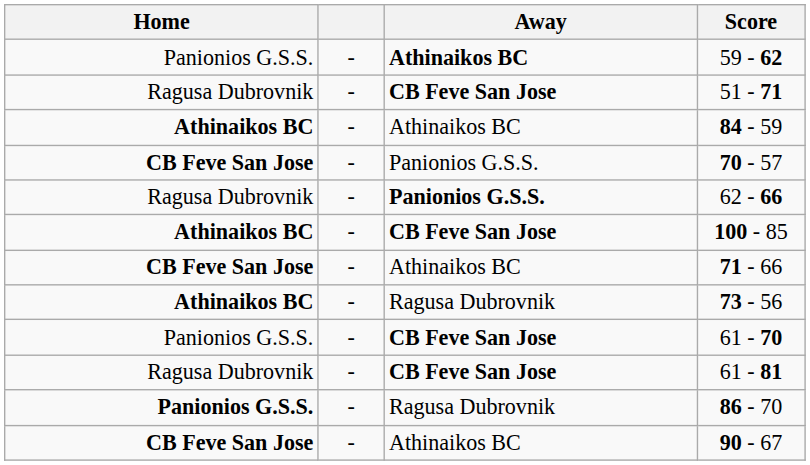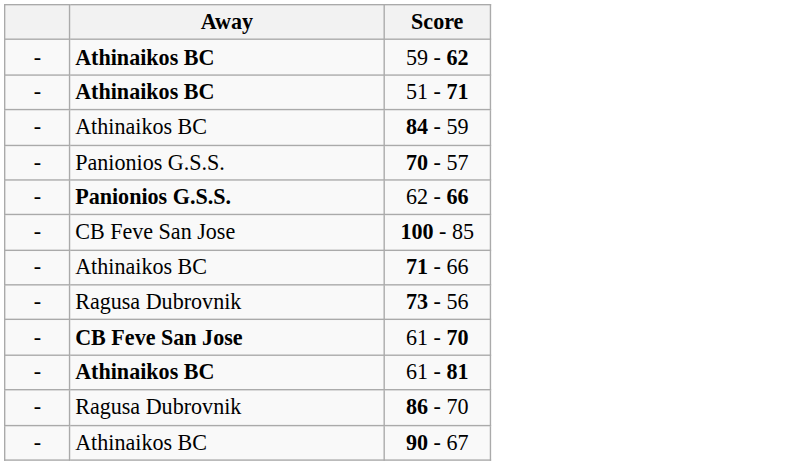- column: (162, 22)
(473, 92) CB Feve San Jose -> (145, 92) Athinaikos BC
(473, 232) bold -> (155, 232) normal
(473, 372) CB Feve San Jose -> (145, 372) Athinaikos BC
